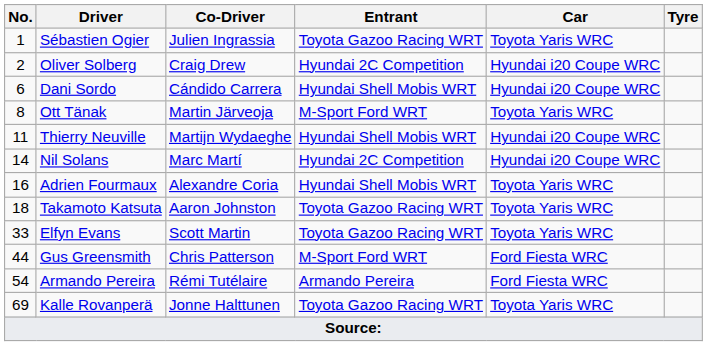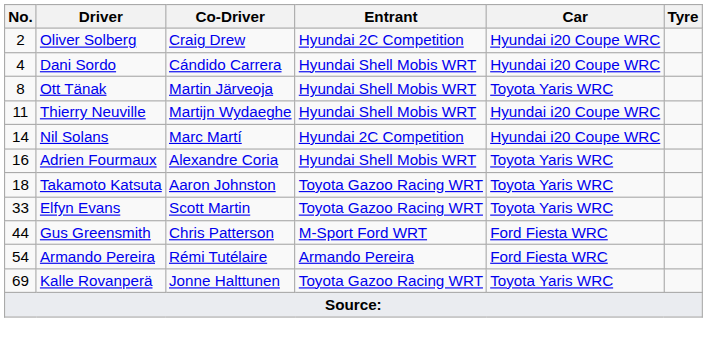- row: (95, 40)
(20, 88) 6 -> (20, 64) 4
(363, 112) M-Sport Ford WRT -> (387, 88) Hyundai Shell Mobis WRT
